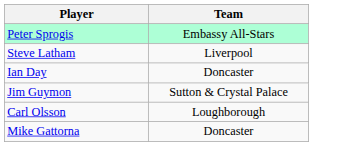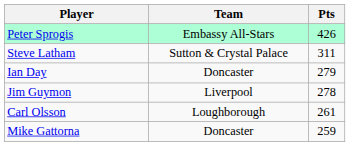+ column: (327, 14)
(229, 53) Liverpool -> (228, 53) Sutton & Crystal Palace
(228, 92) Sutton & Crystal Palace -> (229, 92) Liverpool
